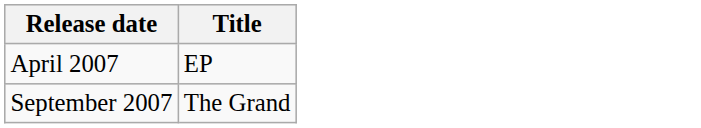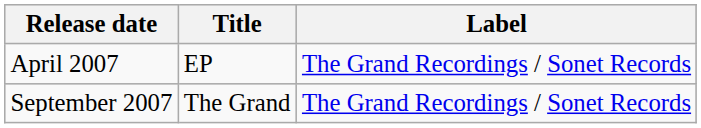+ column: (497, 24)
